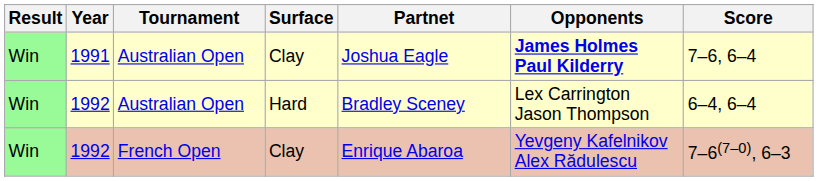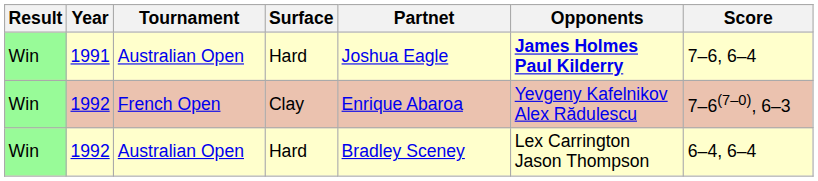(287, 56) Clay -> (288, 56) Hard
rows swapped: (90, 103) <-> (90, 151)
